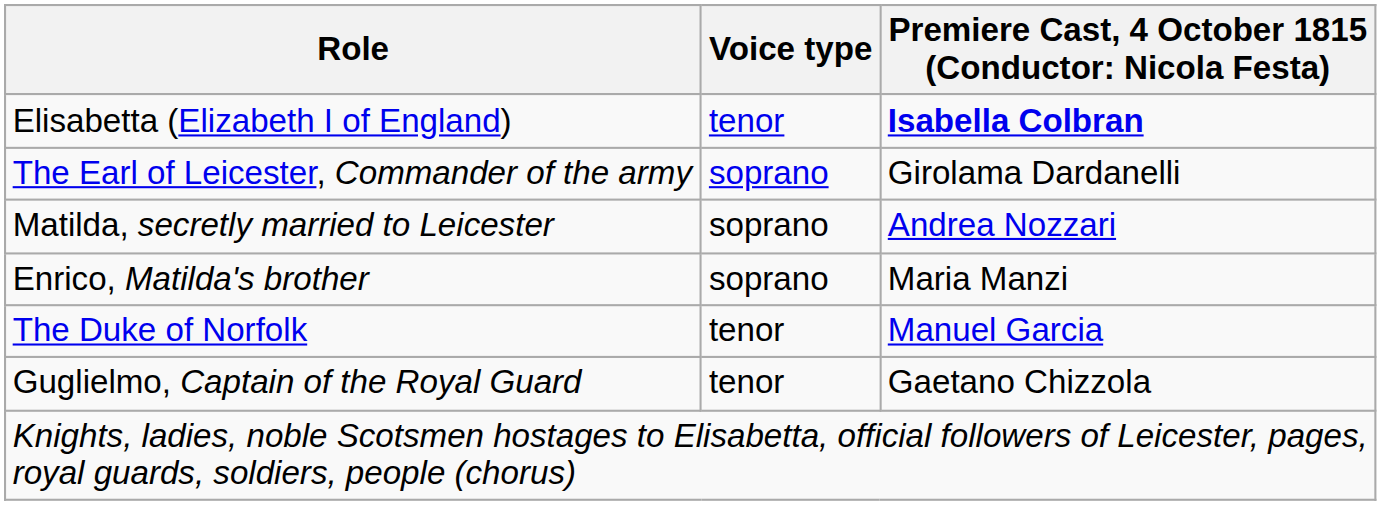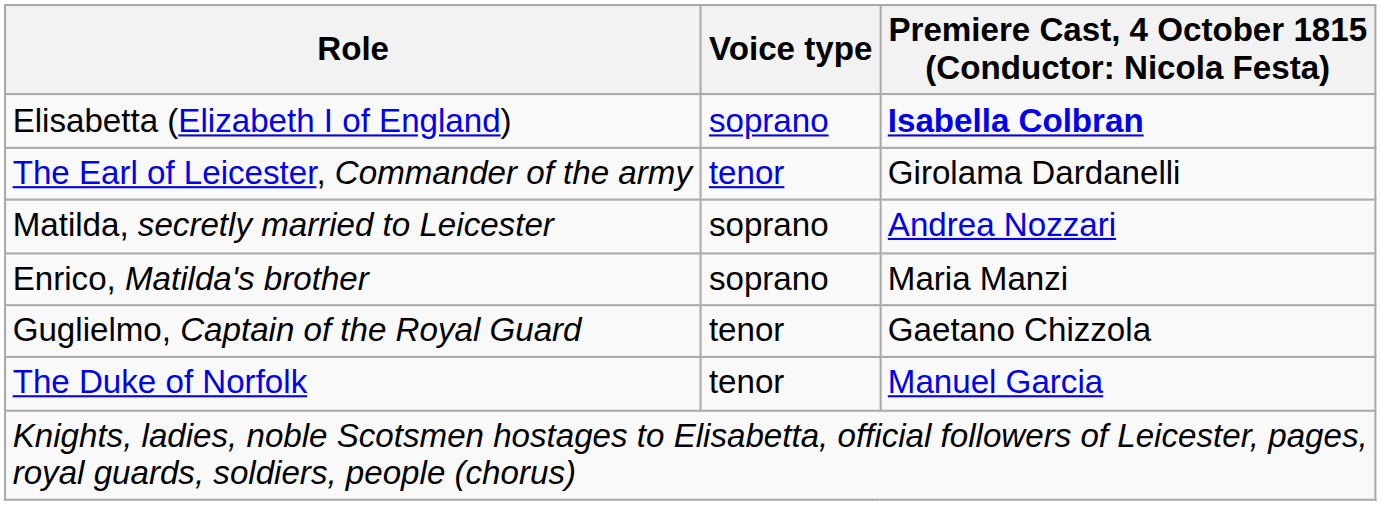(747, 120) tenor -> (769, 120) soprano
(769, 173) soprano -> (747, 173) tenor
rows swapped: (160, 330) <-> (297, 383)
